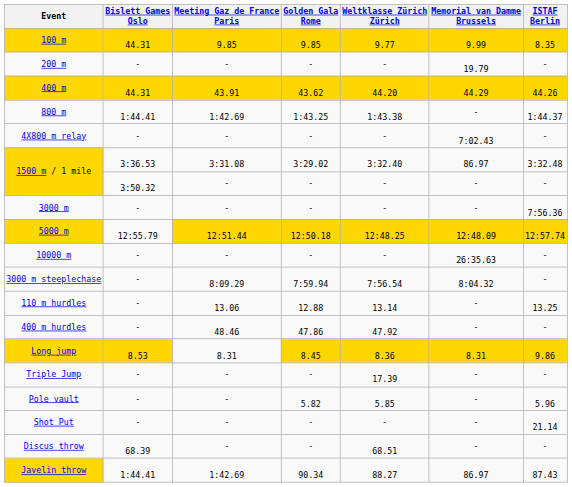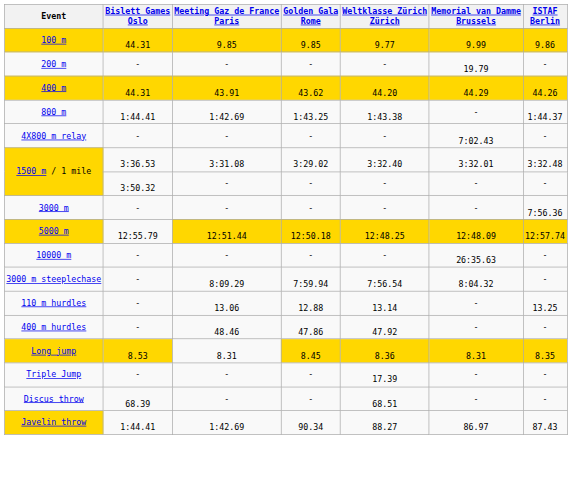(545, 45) 8.35 -> (545, 45) 9.86
(476, 164) 86.97 -> (476, 164) 3:32.01
(545, 356) 9.86 -> (545, 356) 8.35
- row: (54, 398)
- row: (54, 422)
